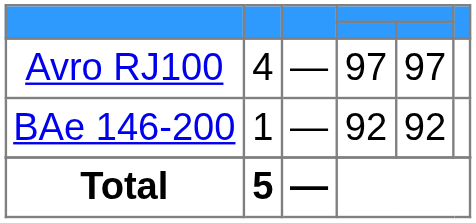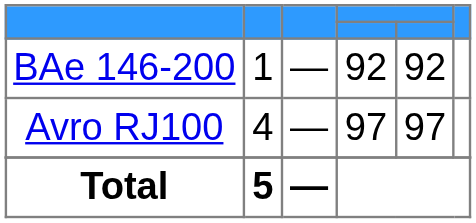rows swapped: (124, 127) <-> (124, 67)
